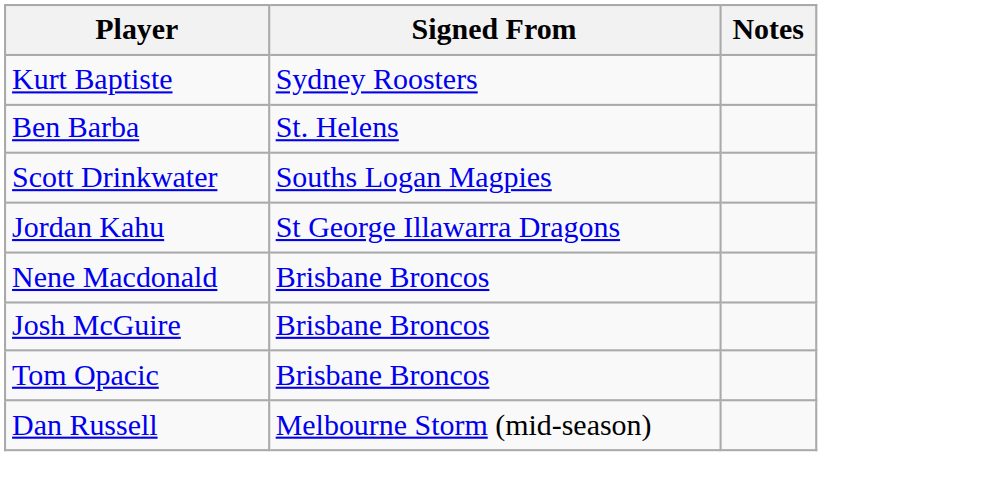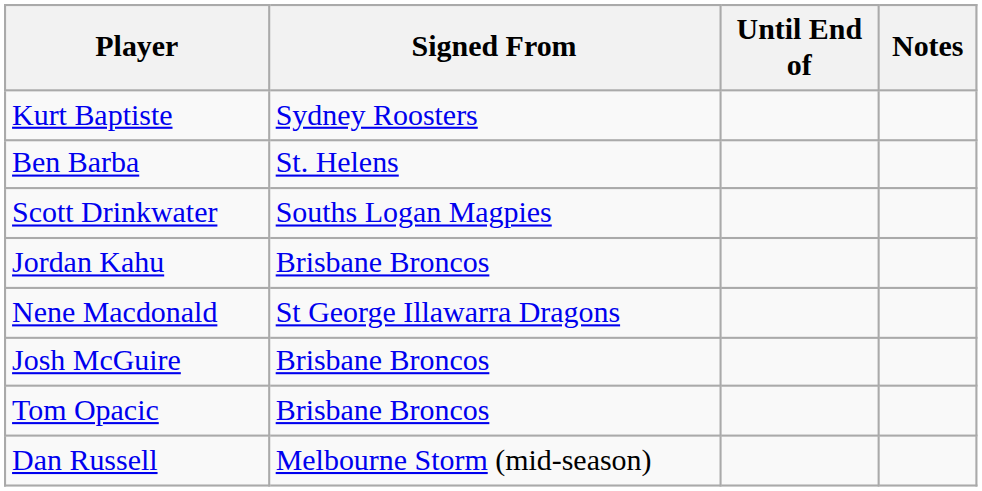+ column: (799, 47)
(448, 227) St George Illawarra Dragons -> (383, 262) Brisbane Broncos
(383, 276) Brisbane Broncos -> (448, 311) St George Illawarra Dragons
